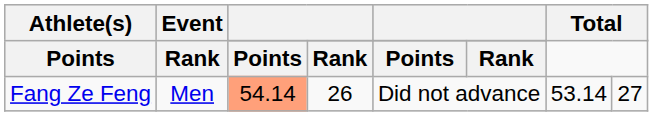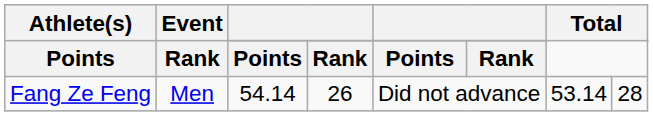(268, 94) lightsalmon background -> (268, 94) no background
(630, 94) 27 -> (630, 94) 28
